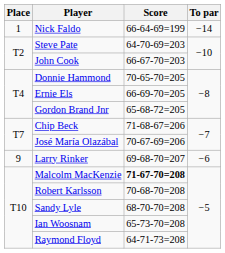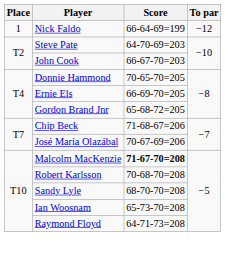(204, 28) −14 -> (204, 28) −12
- row: (61, 158)
